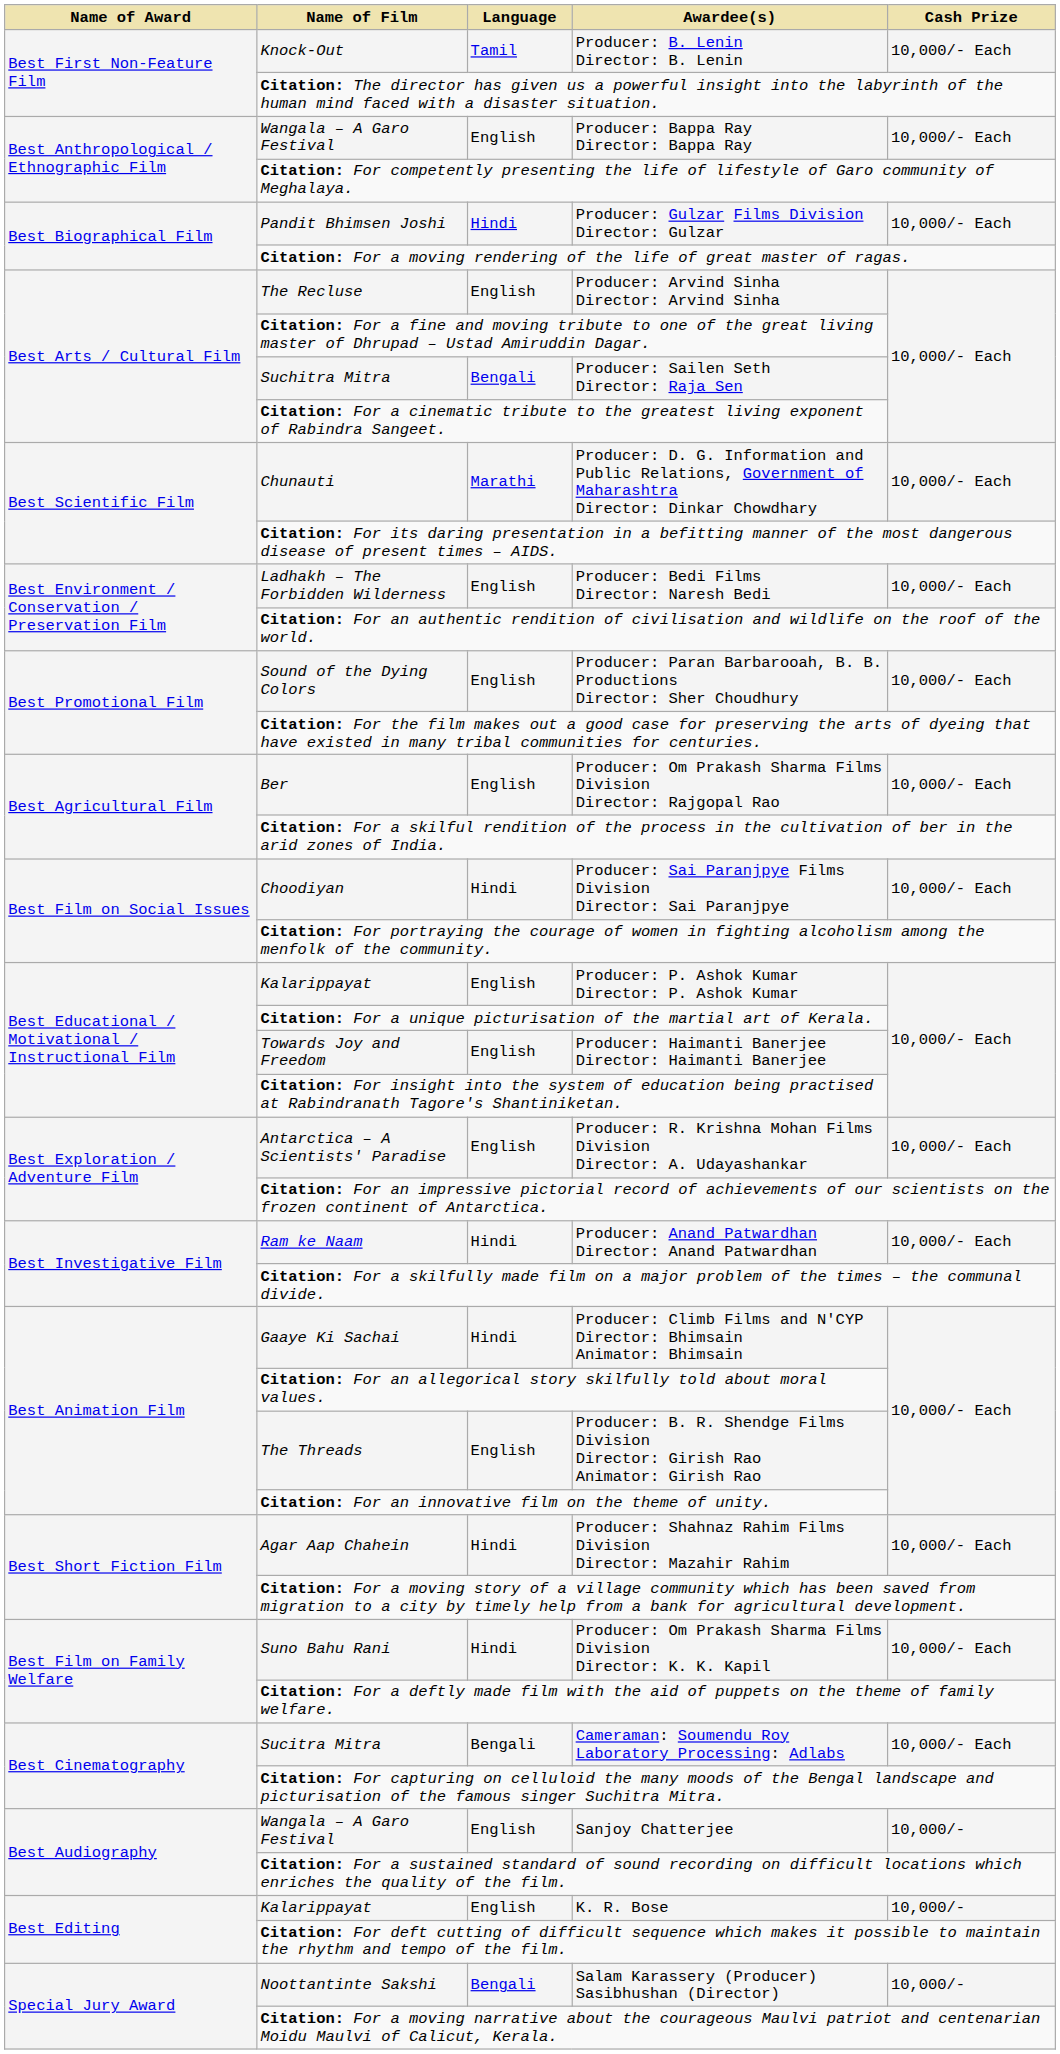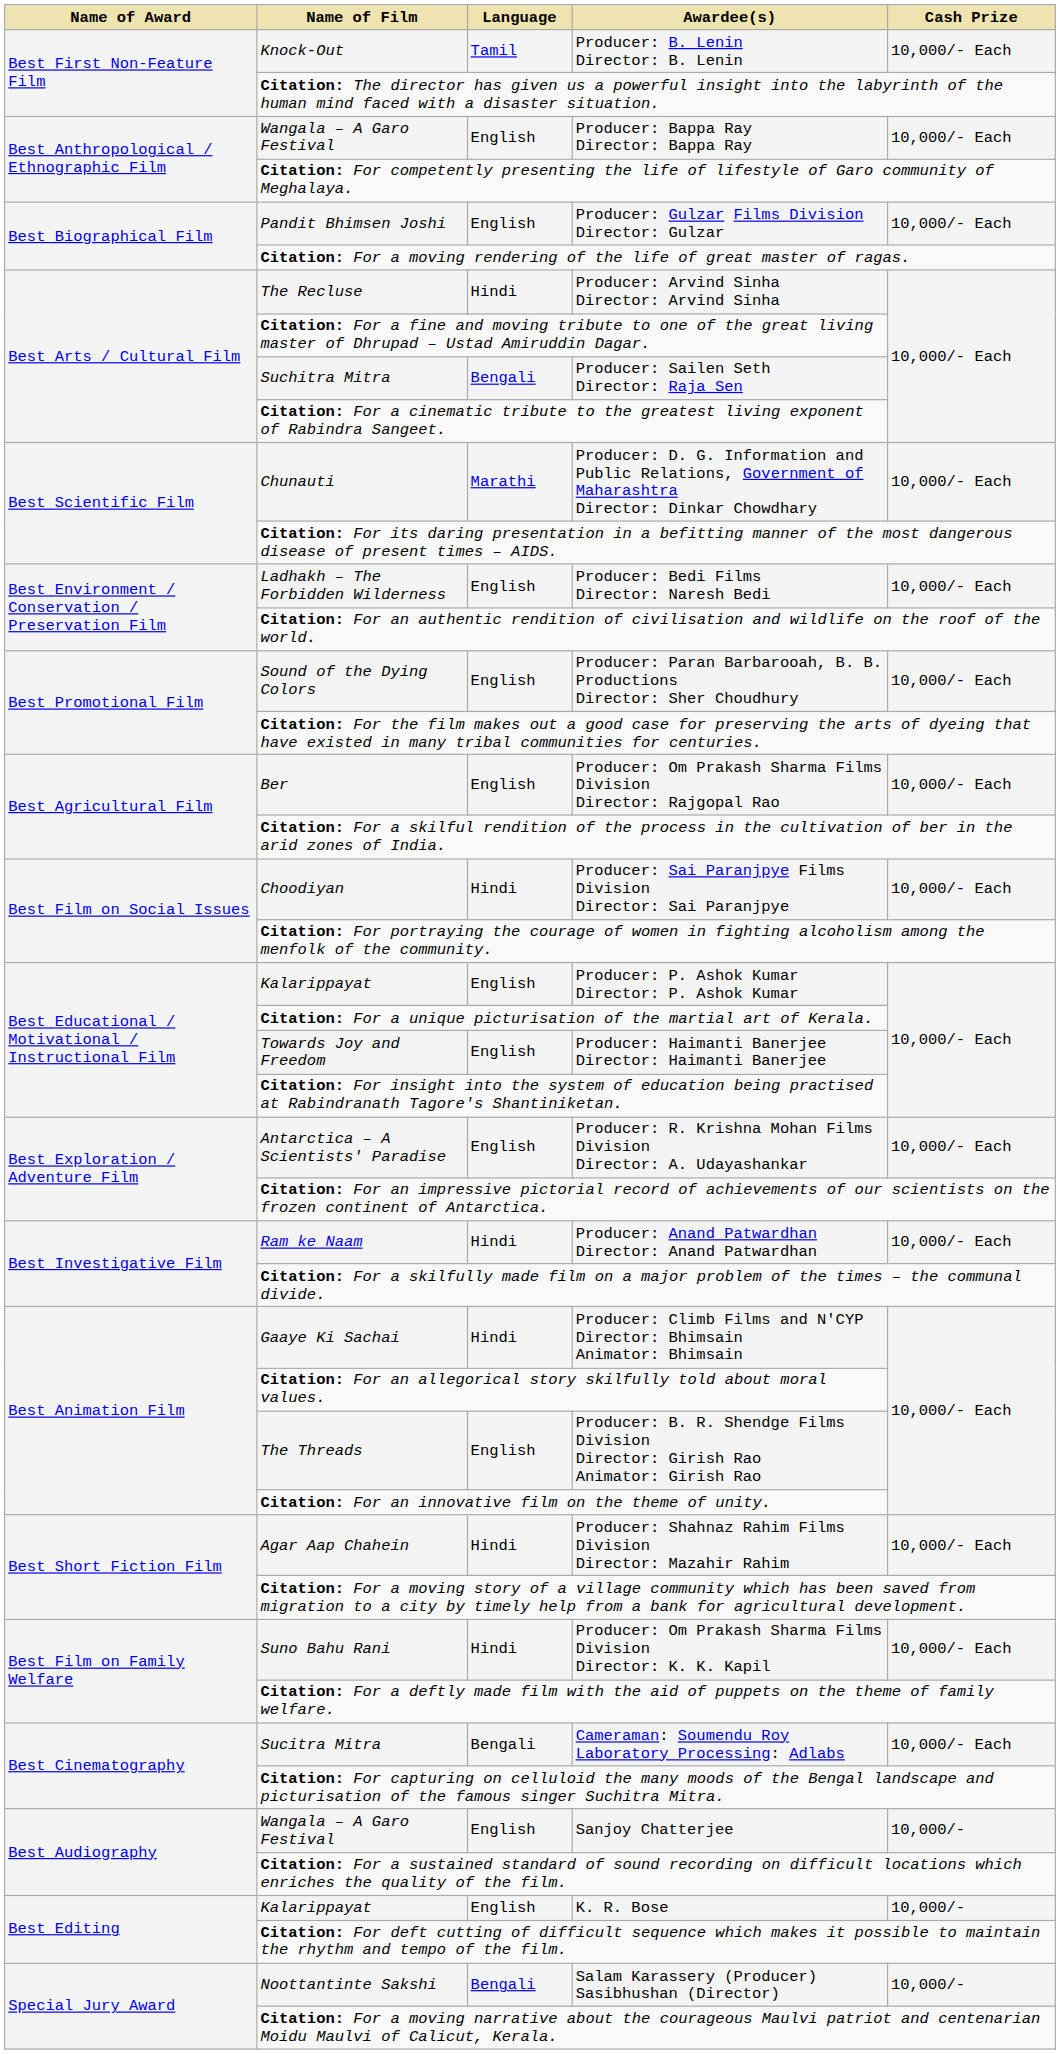(494, 224) Hindi -> (503, 224) English
(503, 292) English -> (494, 292) Hindi
